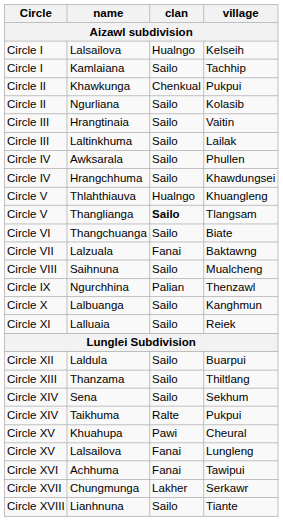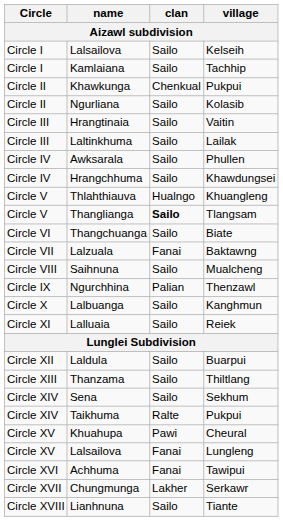(174, 50) Hualngo -> (165, 50) Sailo
